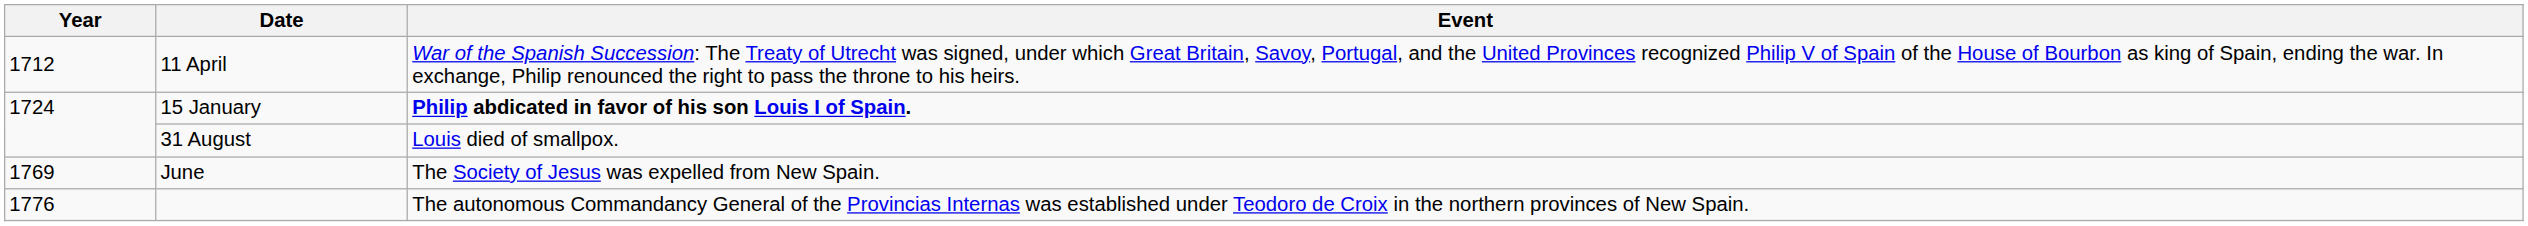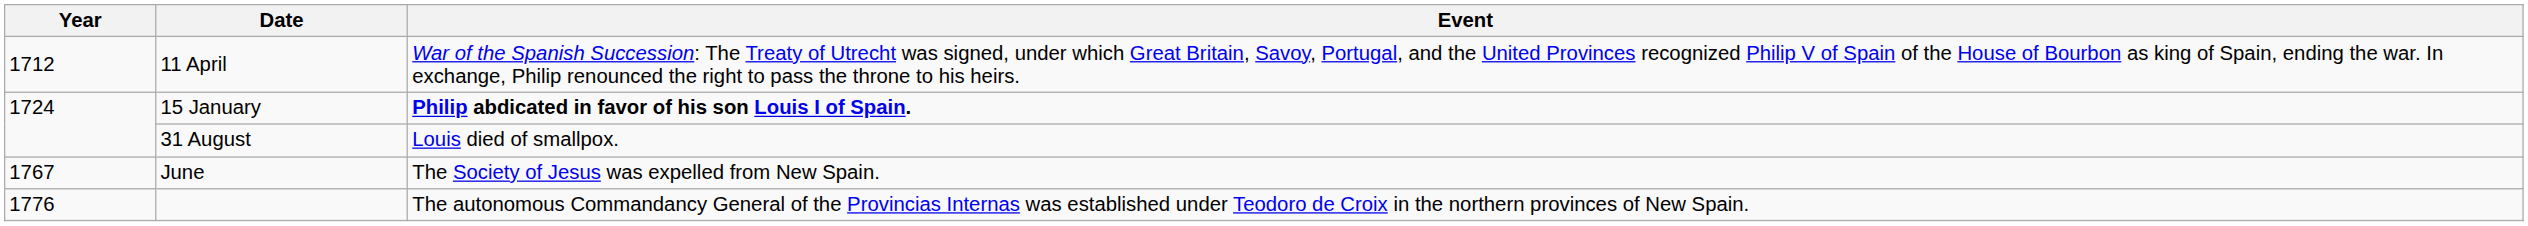(32, 172) 1769 -> (32, 172) 1767
